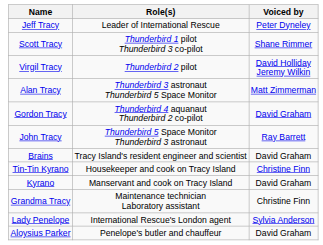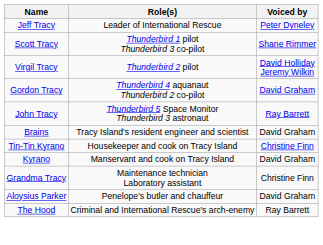- row: (41, 90)
- row: (41, 220)
+ row: (36, 210)
